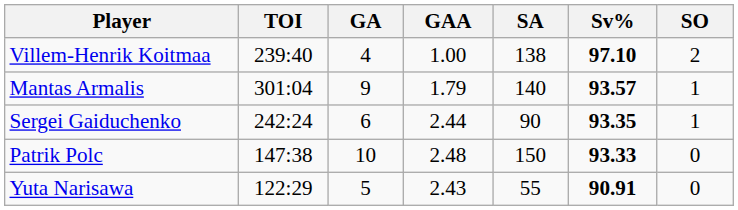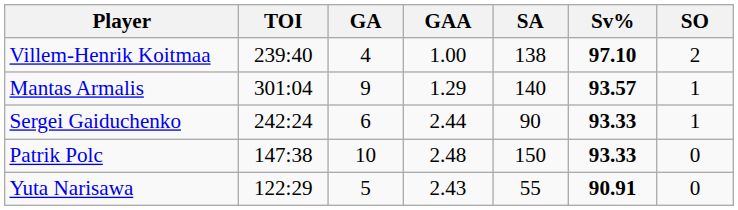(448, 88) 1.79 -> (448, 88) 1.29
(613, 121) 93.35 -> (613, 121) 93.33
